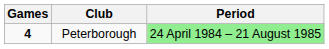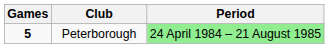(28, 33) 4 -> (28, 33) 5
